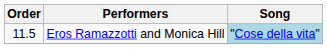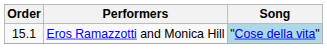(24, 33) 11.5 -> (24, 33) 15.1
